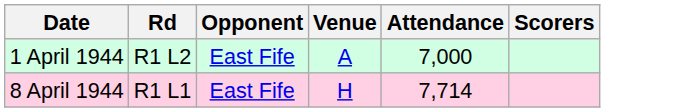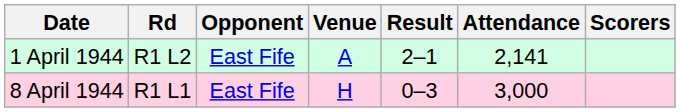+ column: (420, 22)
(445, 56) 7,000 -> (521, 56) 2,141
(445, 90) 7,714 -> (521, 90) 3,000
